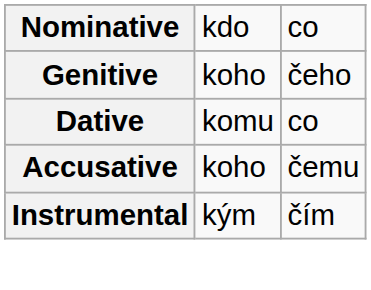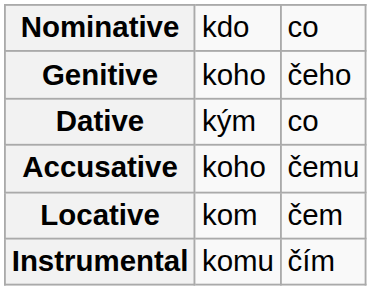(238, 121) komu -> (229, 121) kým
+ row: (100, 214)
(229, 214) kým -> (238, 261) komu
